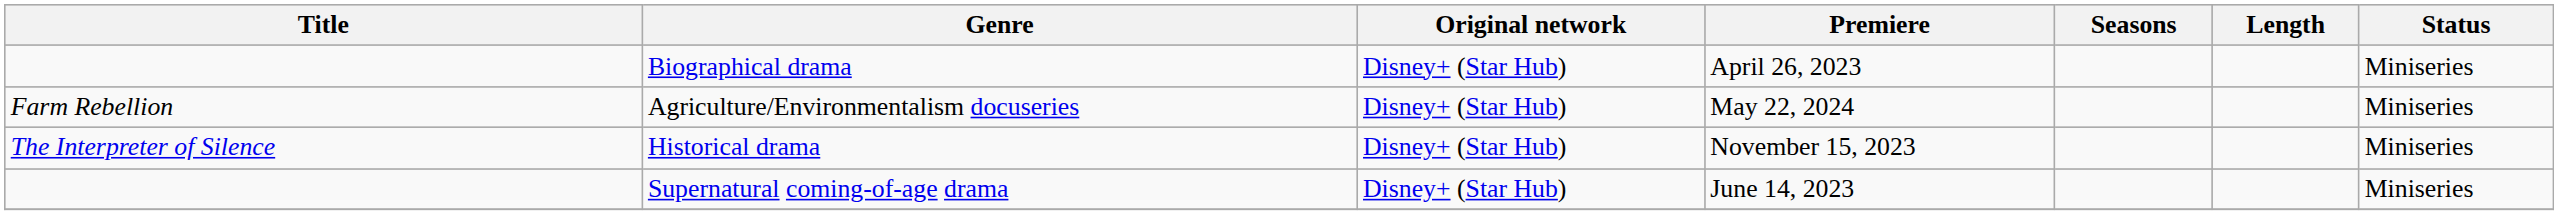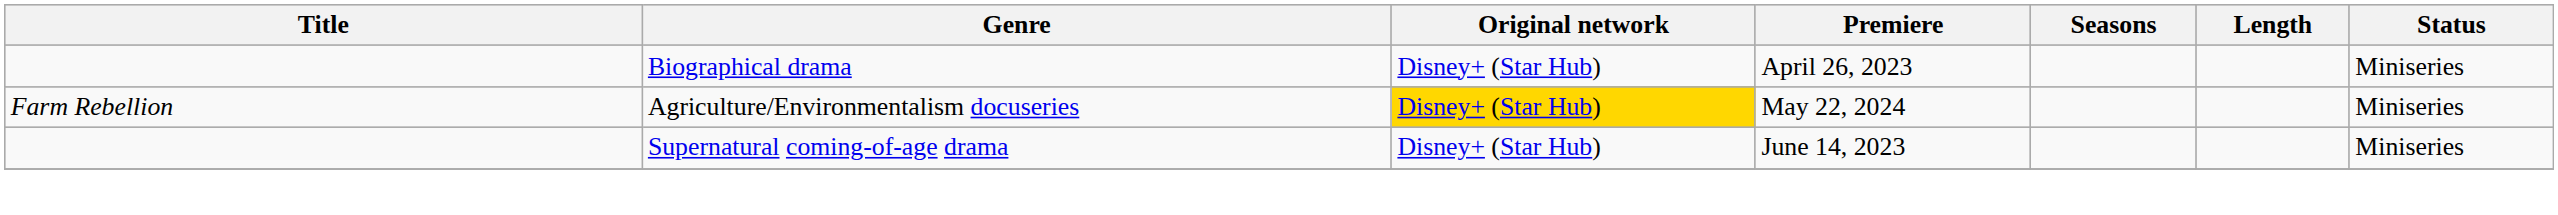(1465, 106) no background -> (1499, 106) gold background
- row: (734, 147)
